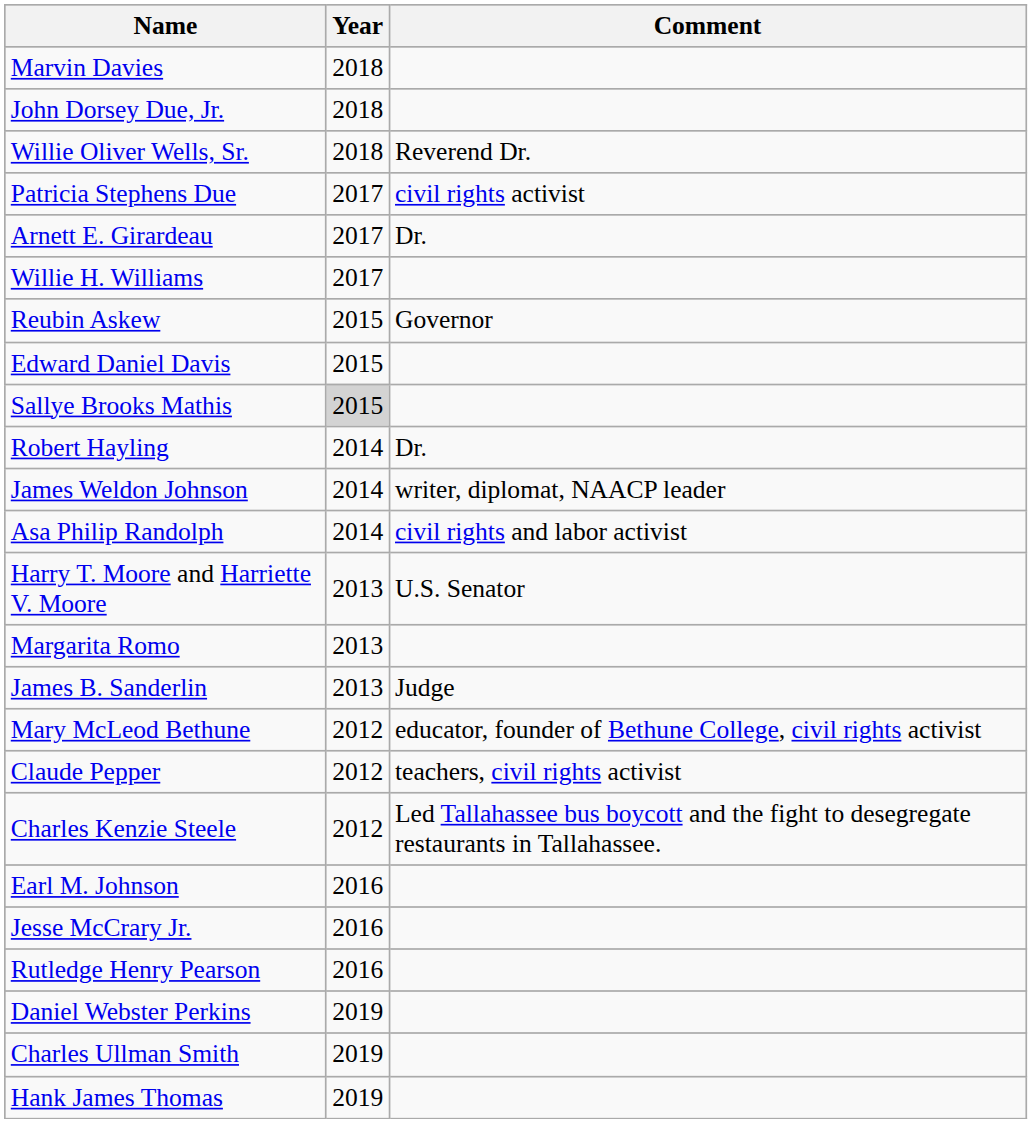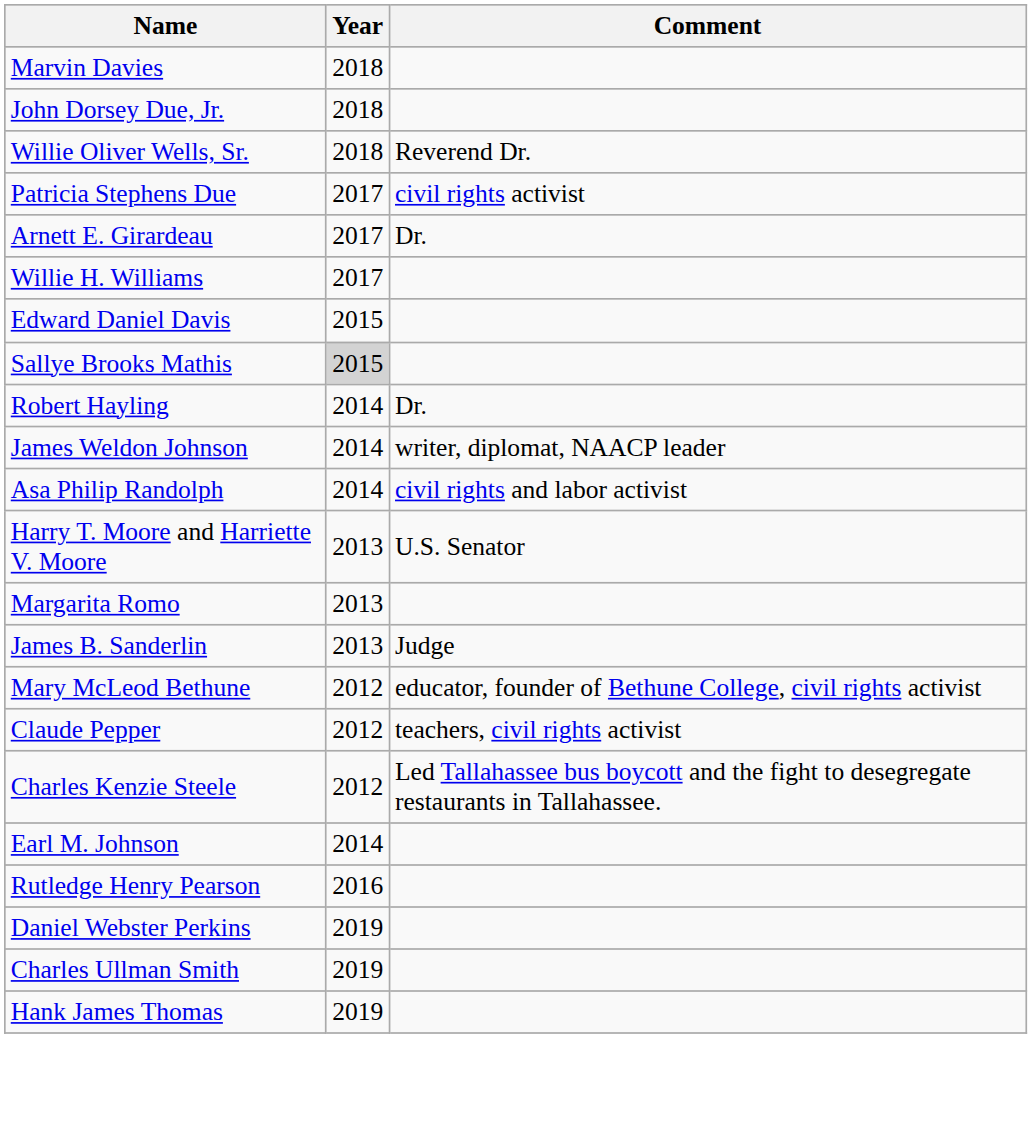- row: (86, 320)
(358, 886) 2016 -> (358, 844) 2014
- row: (101, 928)
